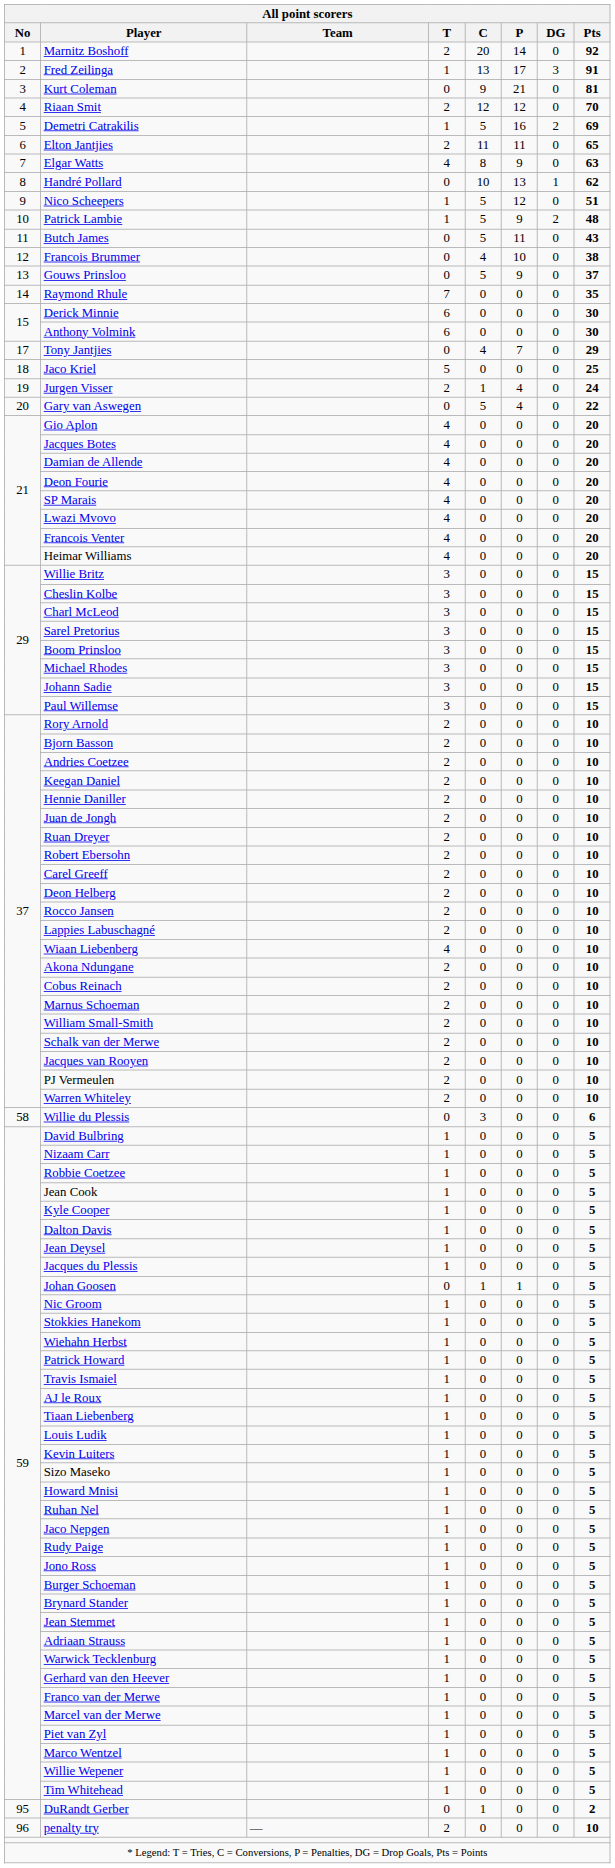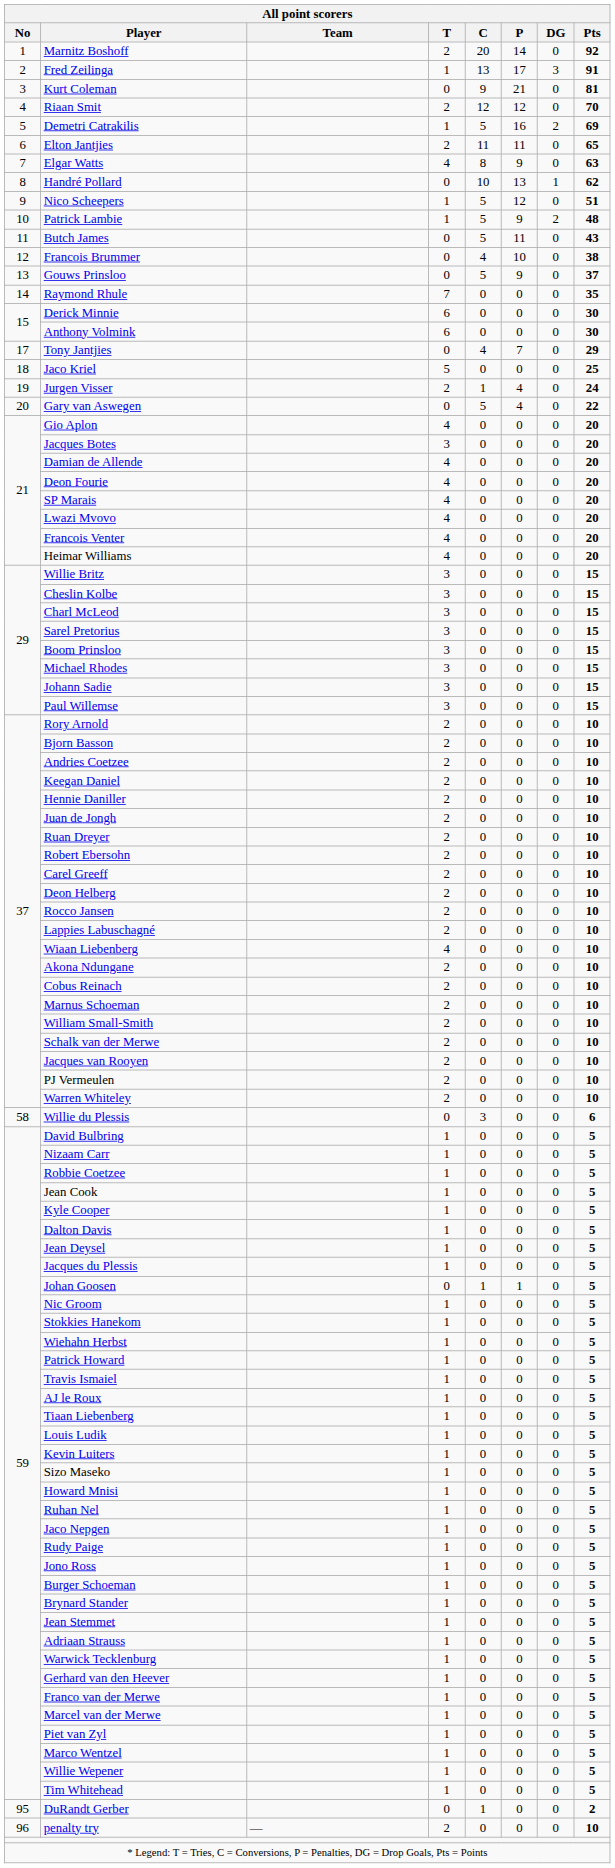(447, 443) 4 -> (447, 443) 3
